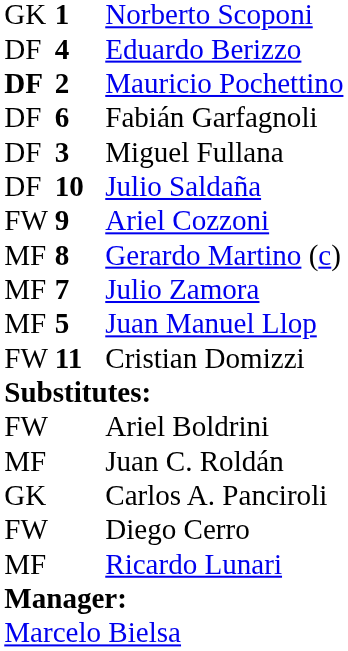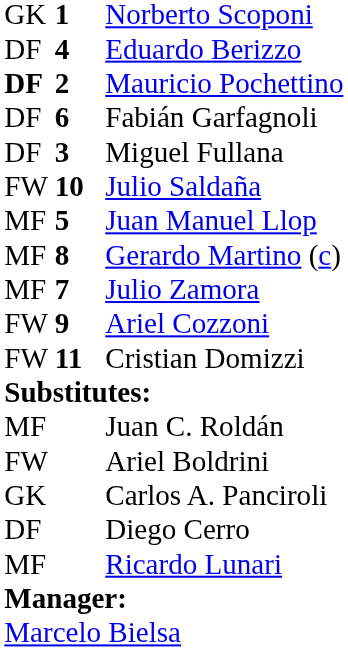(23, 186) DF -> (26, 186) FW
rows swapped: (211, 323) <-> (187, 220)
rows swapped: (194, 461) <-> (187, 426)
(26, 529) FW -> (23, 529) DF
